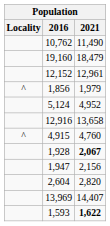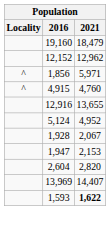- row: (59, 43)
(90, 74) 12,961 -> (90, 58) 12,962
(90, 89) 1,979 -> (90, 74) 5,971
rows swapped: (59, 136) <-> (59, 105)
(90, 120) 13,658 -> (90, 105) 13,655
(90, 151) bold -> (90, 136) normal
(90, 167) 2,156 -> (90, 151) 2,153
